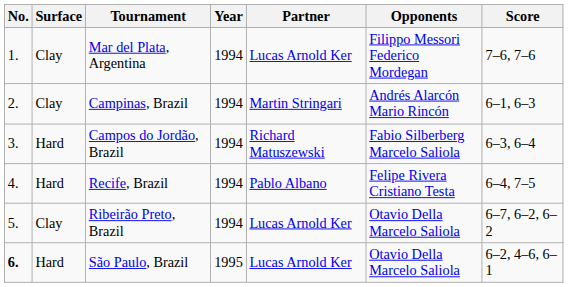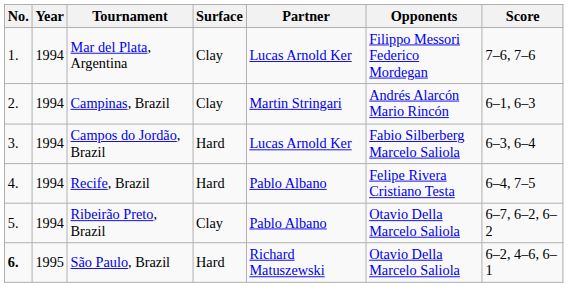columns swapped: (229, 15) <-> (59, 15)
(287, 143) Richard Matuszewski -> (301, 143) Lucas Arnold Ker
(301, 222) Lucas Arnold Ker -> (288, 222) Pablo Albano
(301, 262) Lucas Arnold Ker -> (287, 262) Richard Matuszewski
